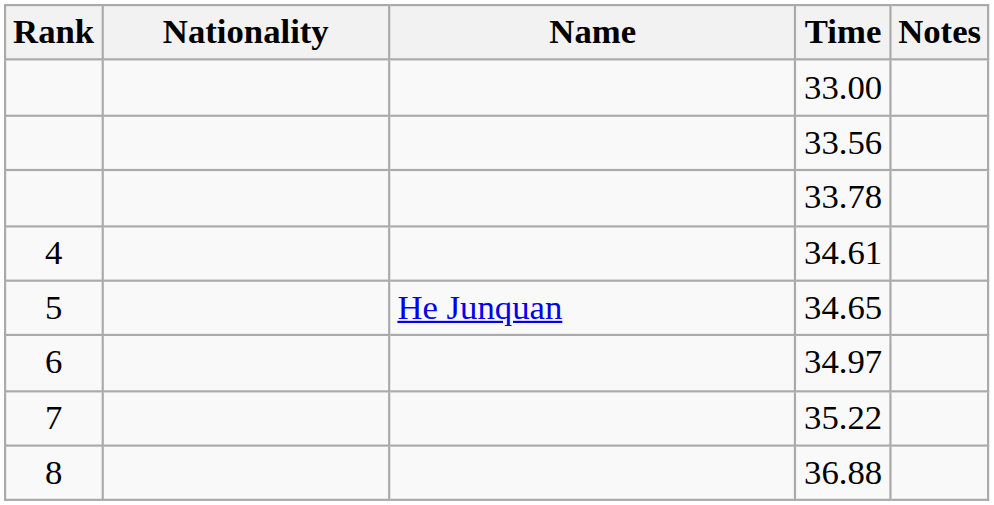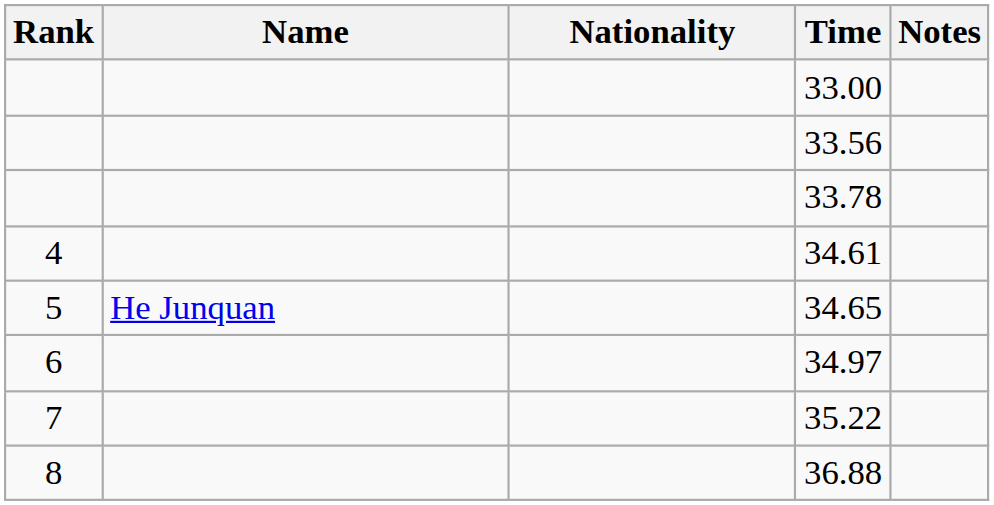columns swapped: (593, 32) <-> (246, 32)
